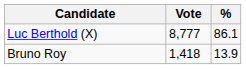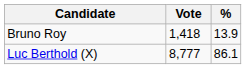rows swapped: (52, 34) <-> (37, 53)
